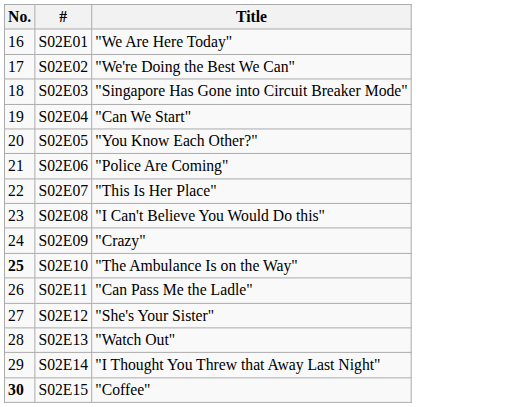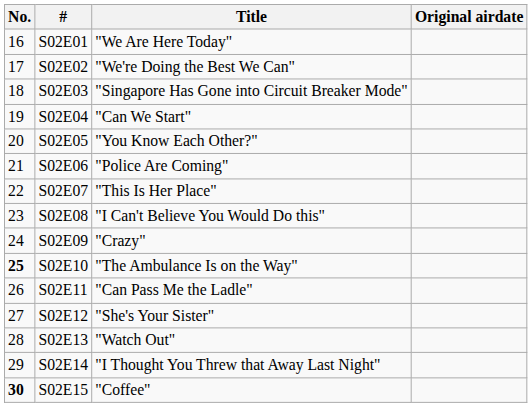+ column: (469, 16)
